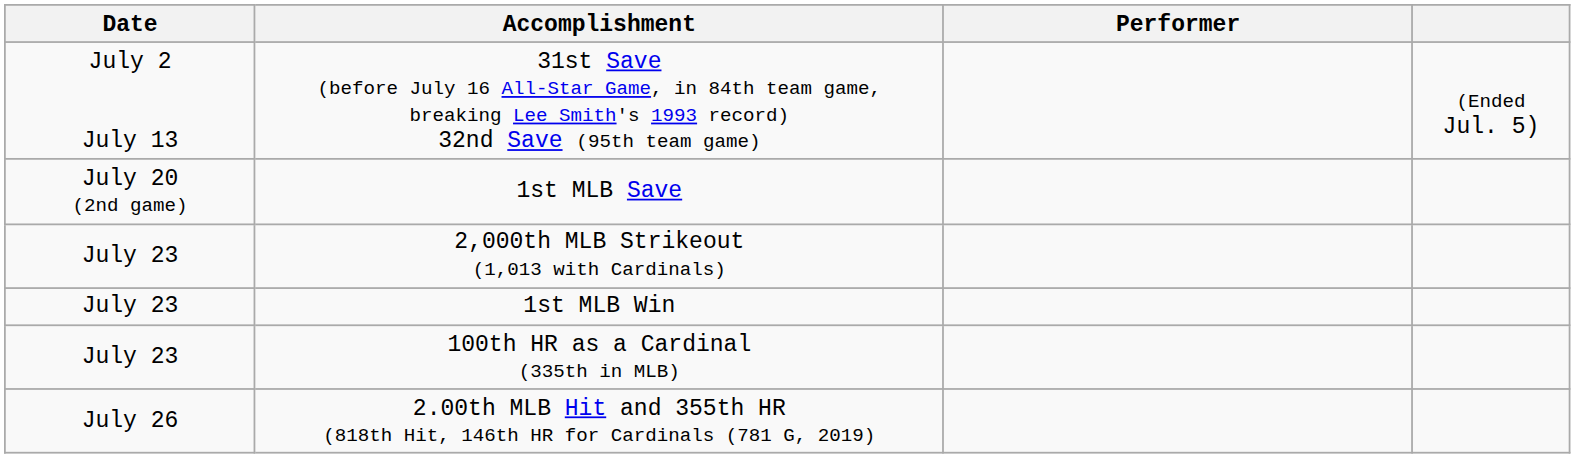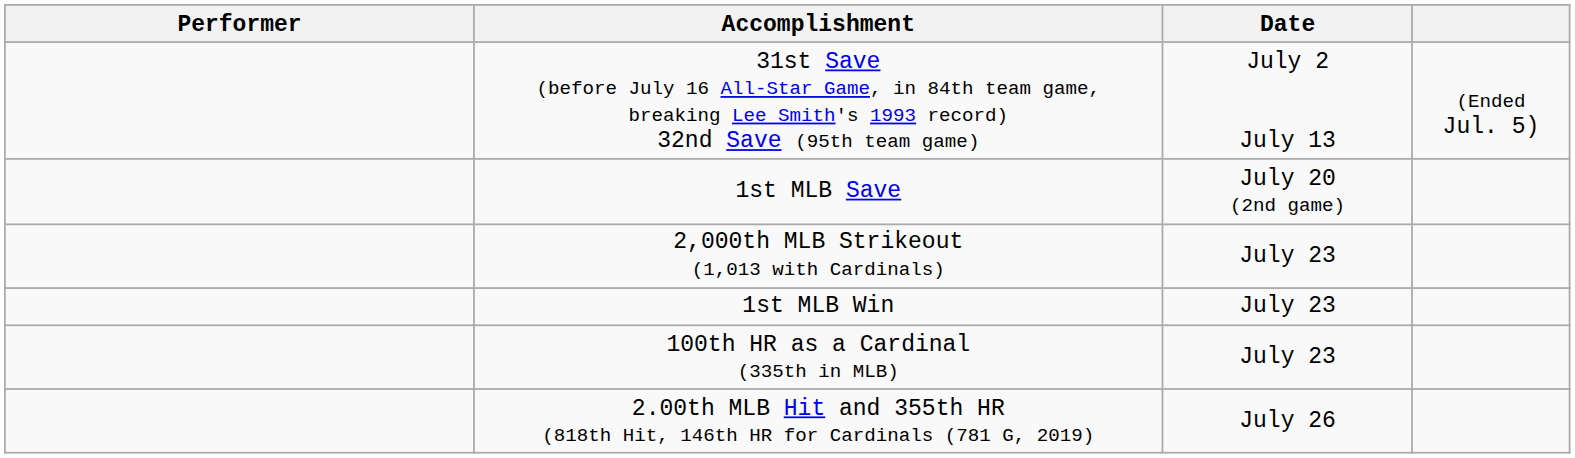columns swapped: (1178, 24) <-> (130, 24)
